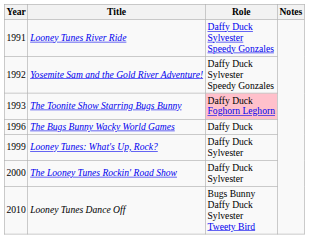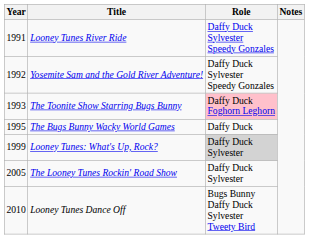(16, 127) 1996 -> (16, 127) 1995
(230, 147) no background -> (230, 147) lightgrey background
(16, 173) 2000 -> (16, 173) 2005
